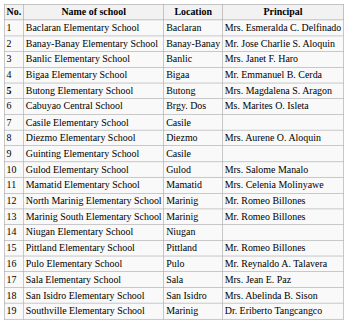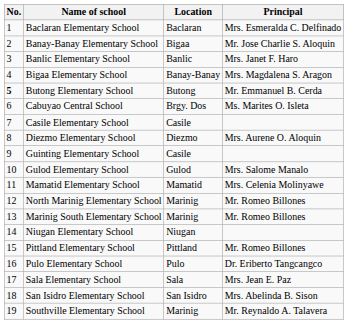(193, 43) Banay-Banay -> (178, 43) Bigaa
(178, 75) Bigaa -> (193, 75) Banay-Banay
(273, 75) Mr. Emmanuel B. Cerda -> (278, 75) Mrs. Magdalena S. Aragon
(278, 91) Mrs. Magdalena S. Aragon -> (273, 91) Mr. Emmanuel B. Cerda
(276, 264) Mr. Reynaldo A. Talavera -> (273, 264) Dr. Eriberto Tangcangco
(273, 311) Dr. Eriberto Tangcangco -> (276, 311) Mr. Reynaldo A. Talavera
